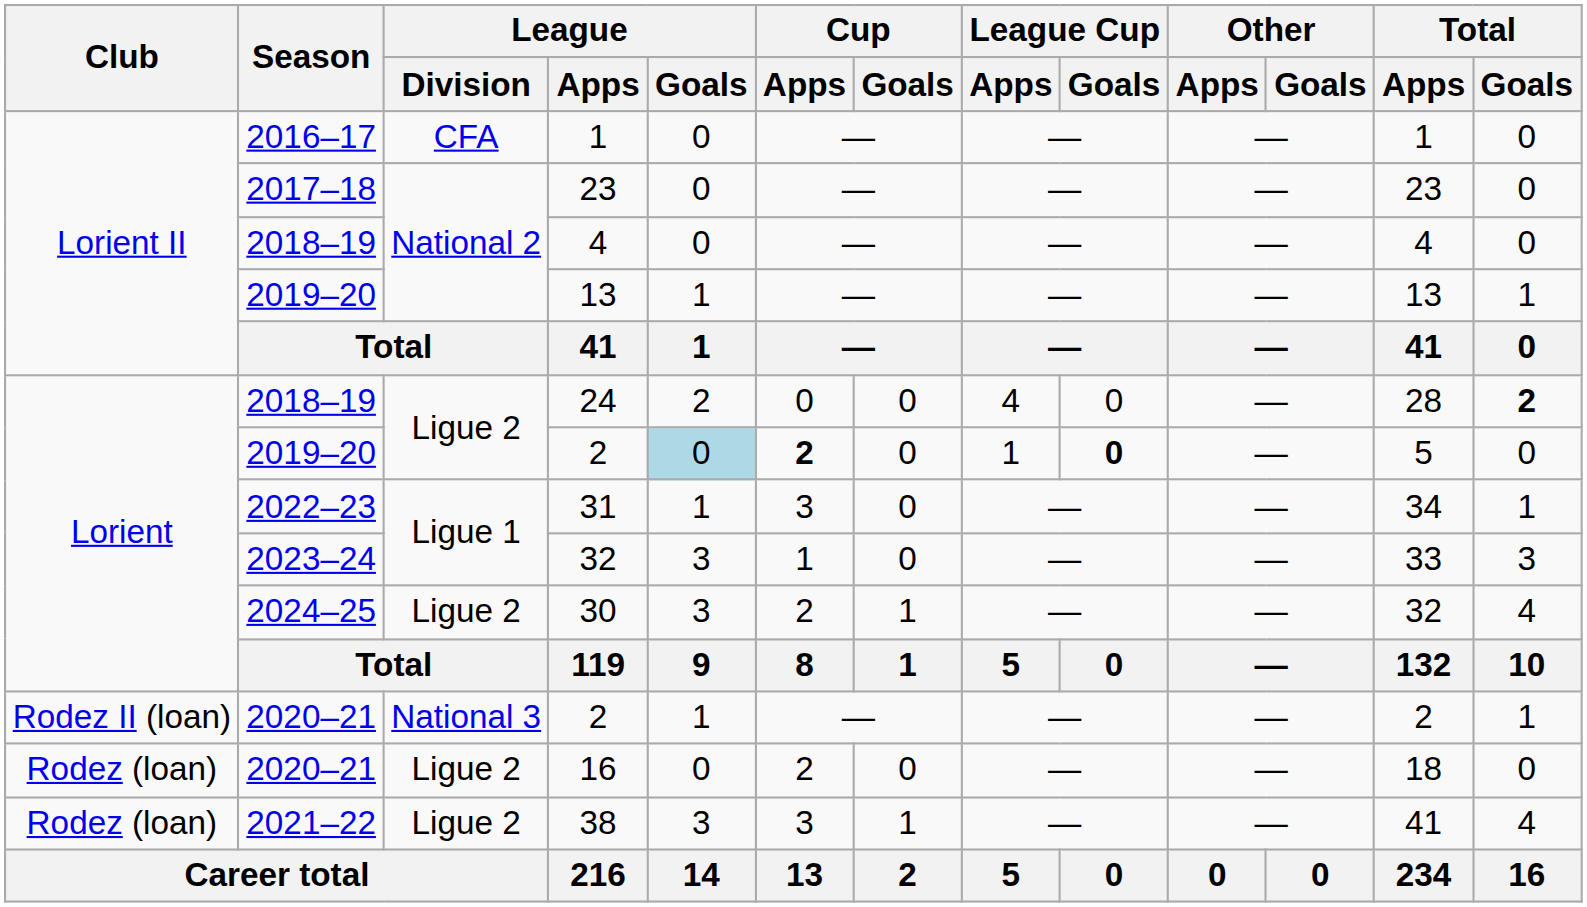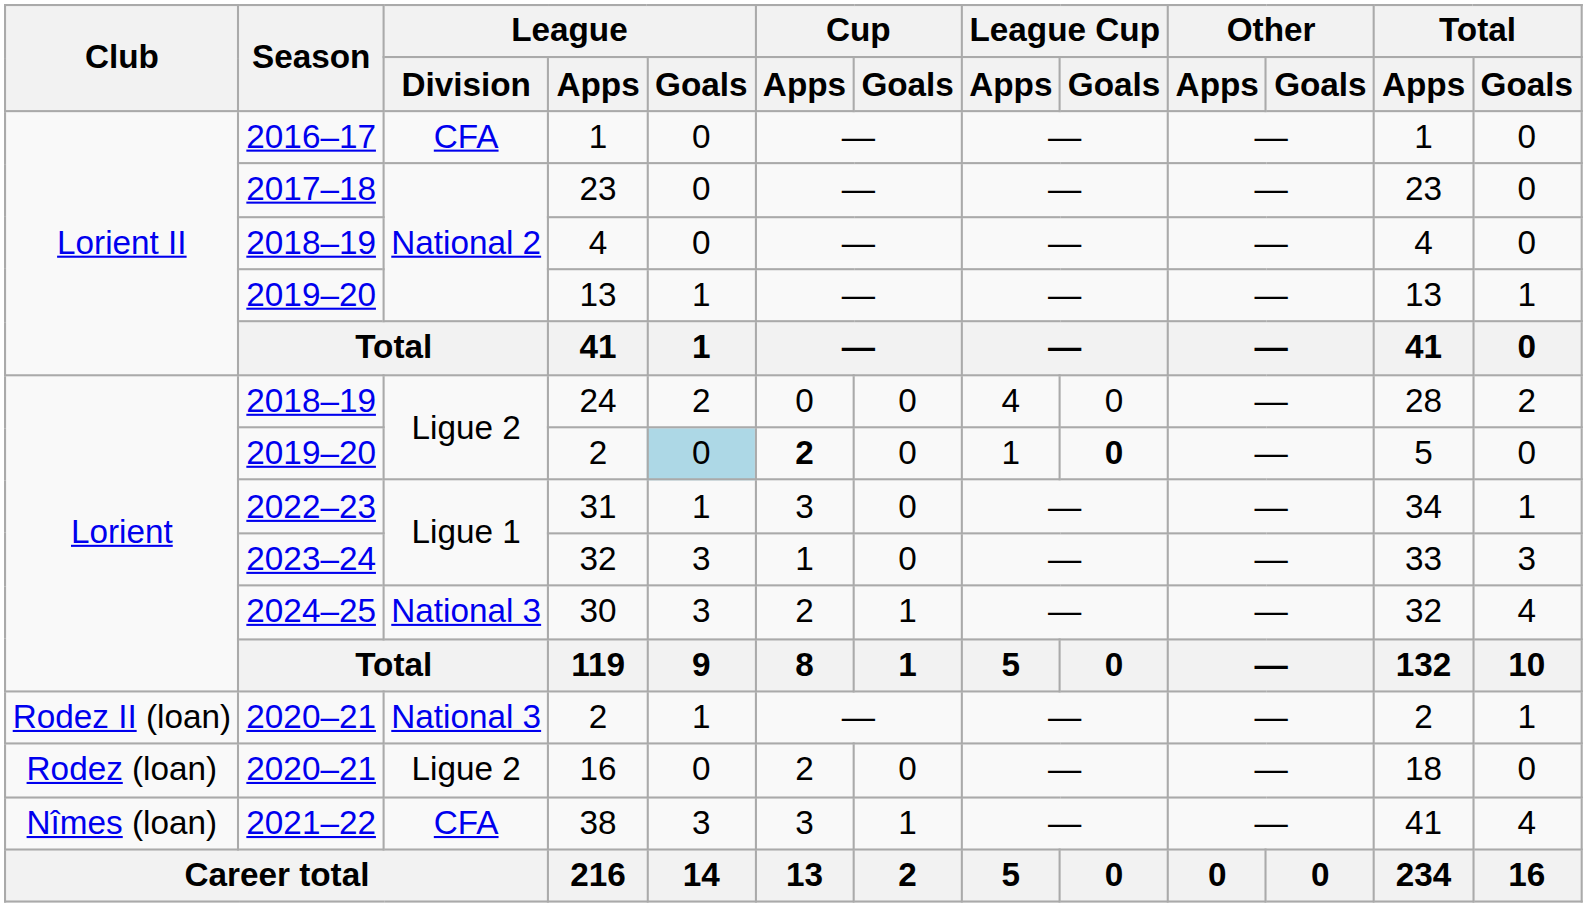(1527, 400) bold -> (1527, 400) normal
(466, 611) Ligue 2 -> (466, 611) National 3
(122, 822) Rodez (loan) -> (122, 822) Nîmes (loan)
(466, 822) Ligue 2 -> (466, 822) CFA
